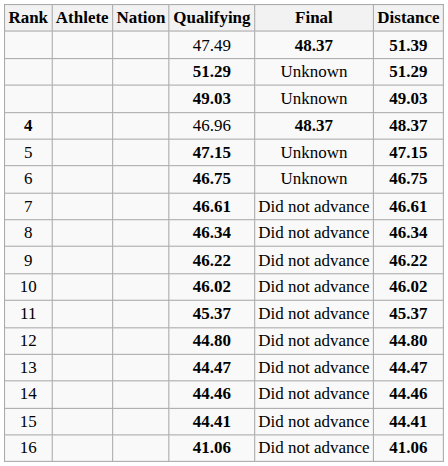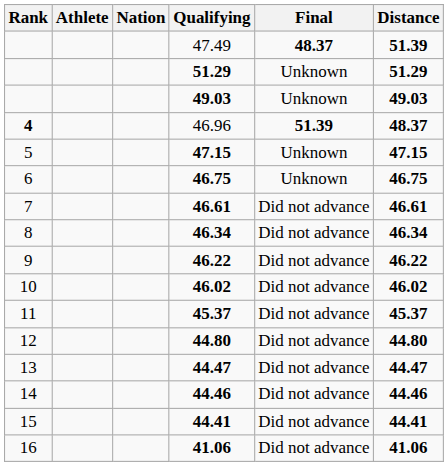(314, 125) 48.37 -> (314, 125) 51.39
